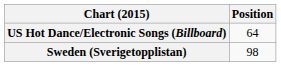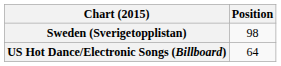rows swapped: (117, 52) <-> (117, 33)
